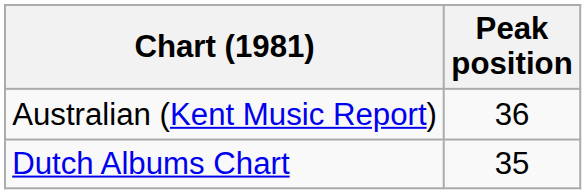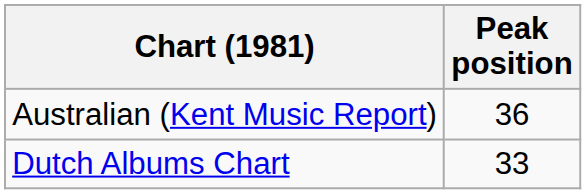(512, 163) 35 -> (512, 163) 33
